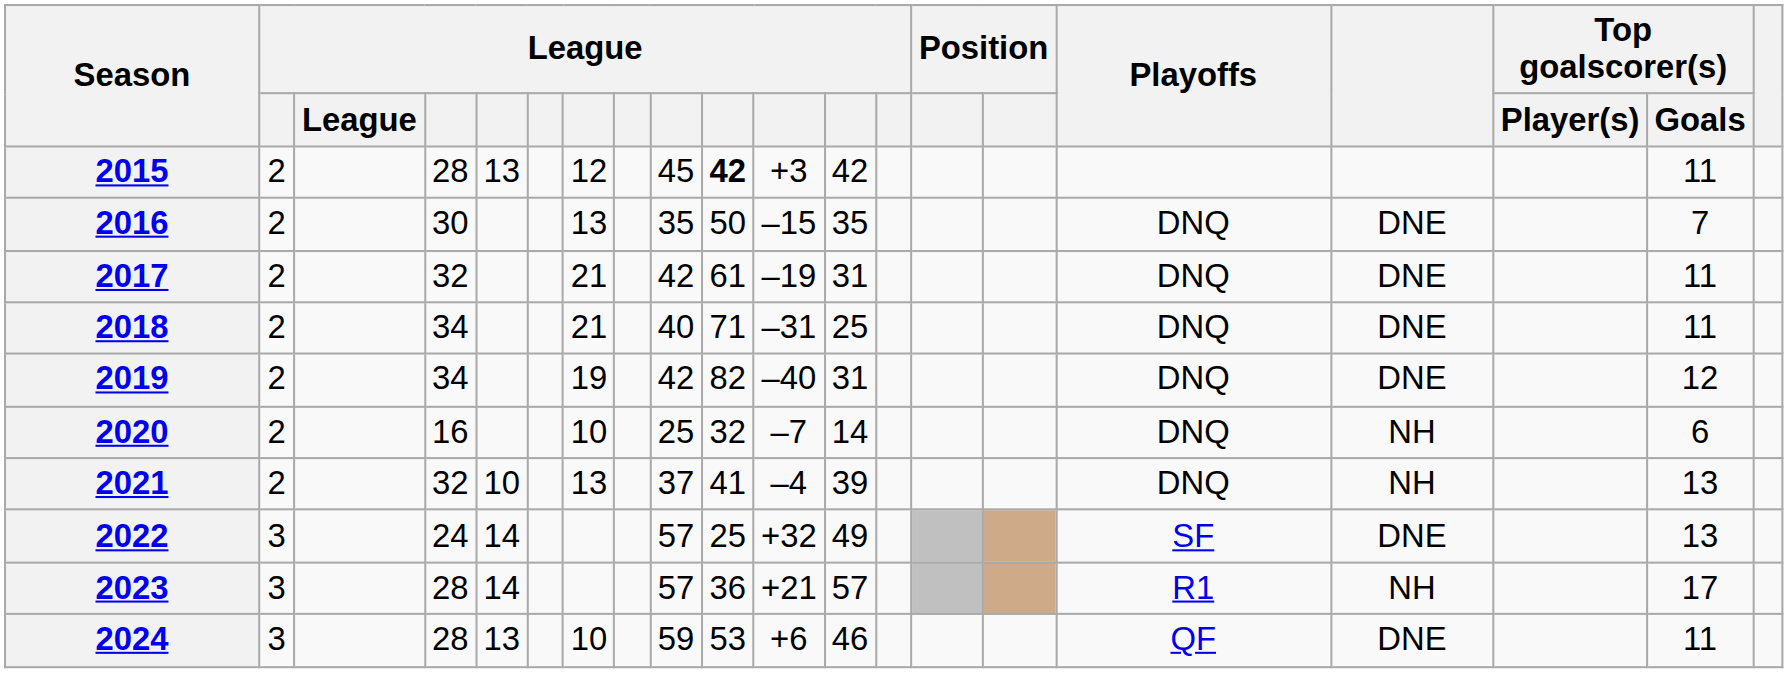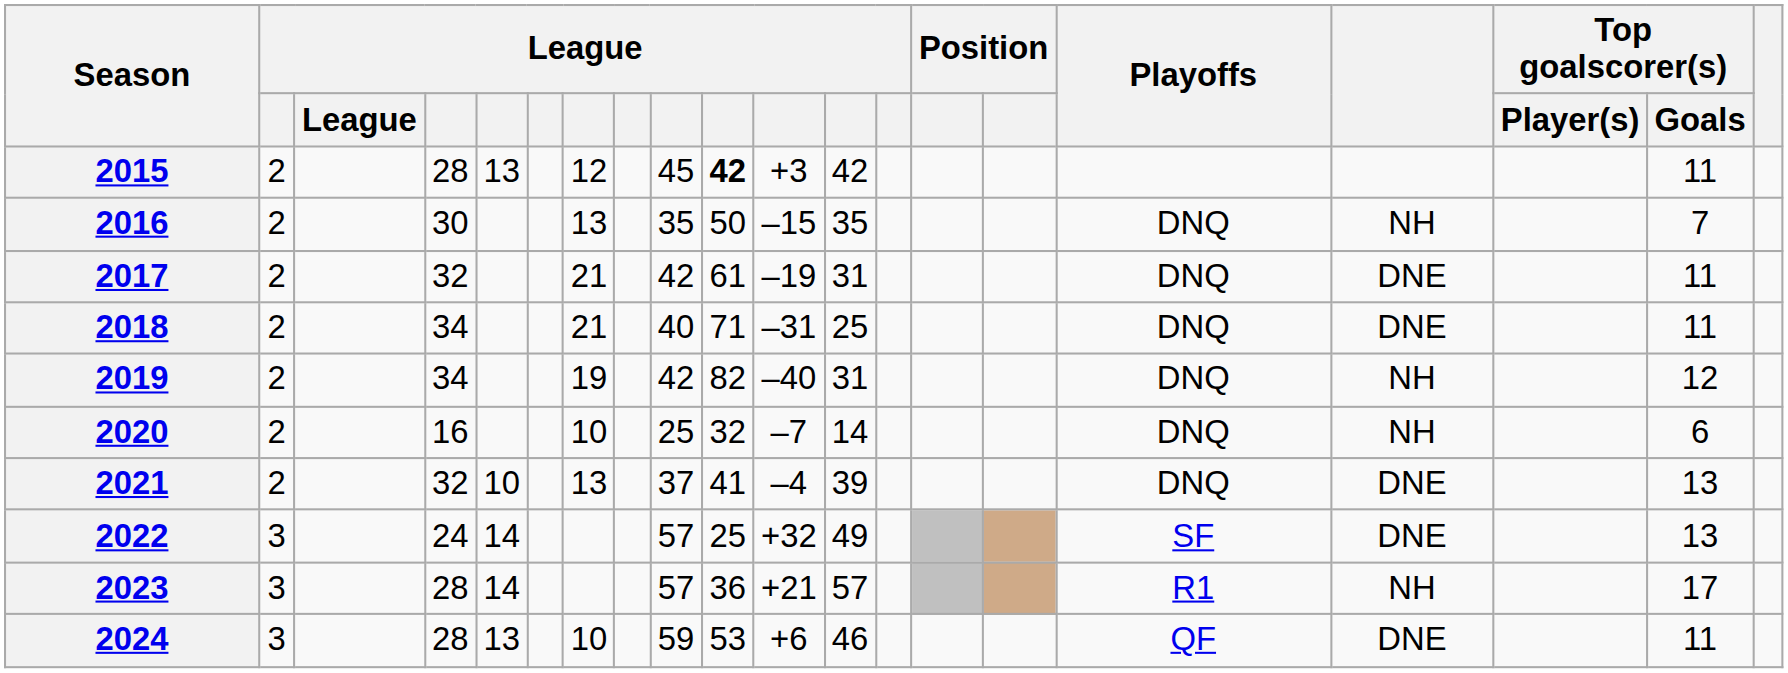(1412, 223) DNE -> (1412, 223) NH
(1412, 379) DNE -> (1412, 379) NH
(1412, 483) NH -> (1412, 483) DNE
